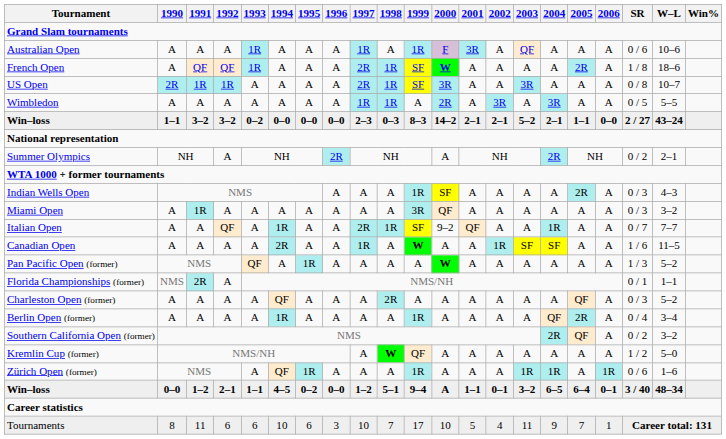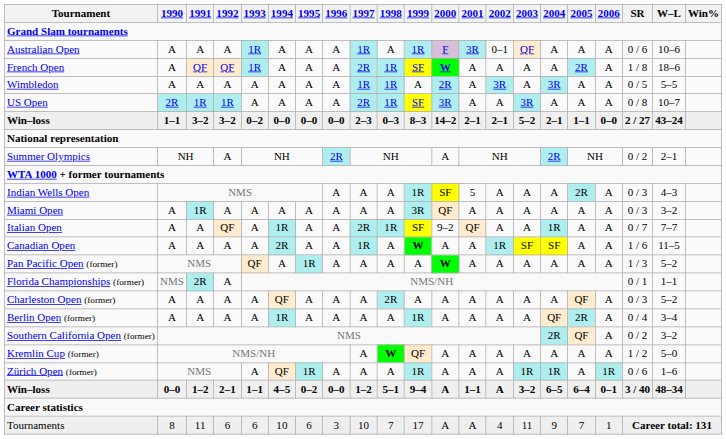(500, 48) A -> (500, 48) 0–1
rows swapped: (33, 102) <-> (27, 84)
(473, 192) A -> (473, 192) 5
(500, 389) 0–1 -> (500, 389) A
(445, 425) 10 -> (445, 425) A
(473, 425) 5 -> (473, 425) A
